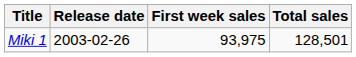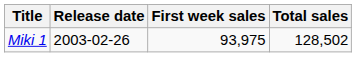(321, 39) 128,501 -> (321, 39) 128,502
